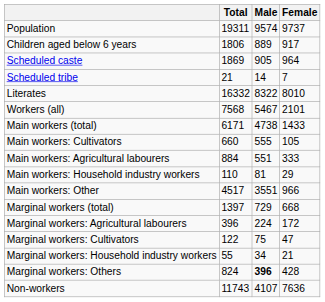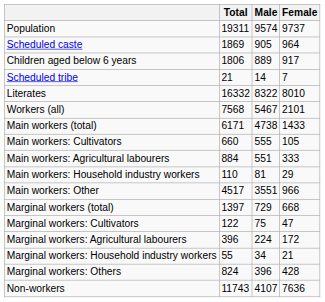rows swapped: (72, 45) <-> (45, 61)
rows swapped: (73, 239) <-> (97, 223)
(263, 272) bold -> (263, 272) normal
